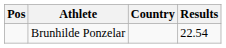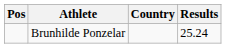(194, 33) 22.54 -> (194, 33) 25.24
